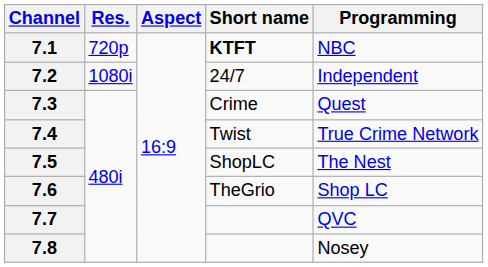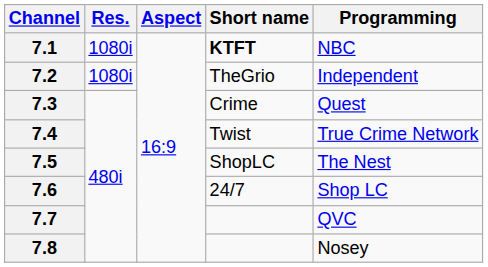(109, 47) 720p -> (111, 47) 1080i
(227, 76) 24/7 -> (242, 76) TheGrio
(242, 190) TheGrio -> (227, 190) 24/7
